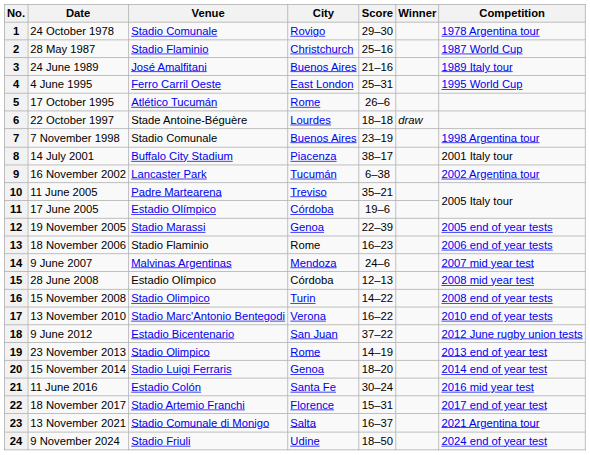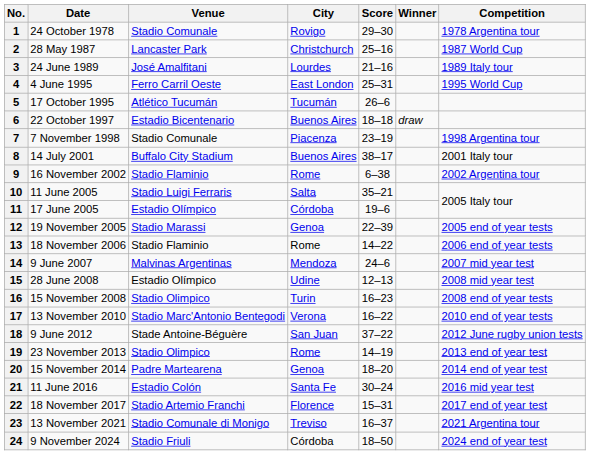(170, 49) Stadio Flaminio -> (169, 49) Lancaster Park
(323, 67) Buenos Aires -> (311, 67) Lourdes
(305, 102) Rome -> (314, 102) Tucumán
(189, 120) Stade Antoine-Béguère -> (183, 120) Estadio Bicentenario
(311, 120) Lourdes -> (323, 120) Buenos Aires
(323, 138) Buenos Aires -> (313, 138) Piacenza
(313, 156) Piacenza -> (323, 156) Buenos Aires
(169, 174) Lancaster Park -> (170, 174) Stadio Flaminio
(314, 174) Tucumán -> (305, 174) Rome
(176, 192) Padre Martearena -> (181, 192) Stadio Luigi Ferraris
(309, 192) Treviso -> (303, 192) Salta
(377, 245) 16–23 -> (377, 245) 14–22
(312, 281) Córdoba -> (305, 281) Udine
(377, 298) 14–22 -> (377, 298) 16–23
(183, 334) Estadio Bicentenario -> (189, 334) Stade Antoine-Béguère
(181, 370) Stadio Luigi Ferraris -> (176, 370) Padre Martearena
(303, 423) Salta -> (309, 423) Treviso
(305, 441) Udine -> (312, 441) Córdoba
